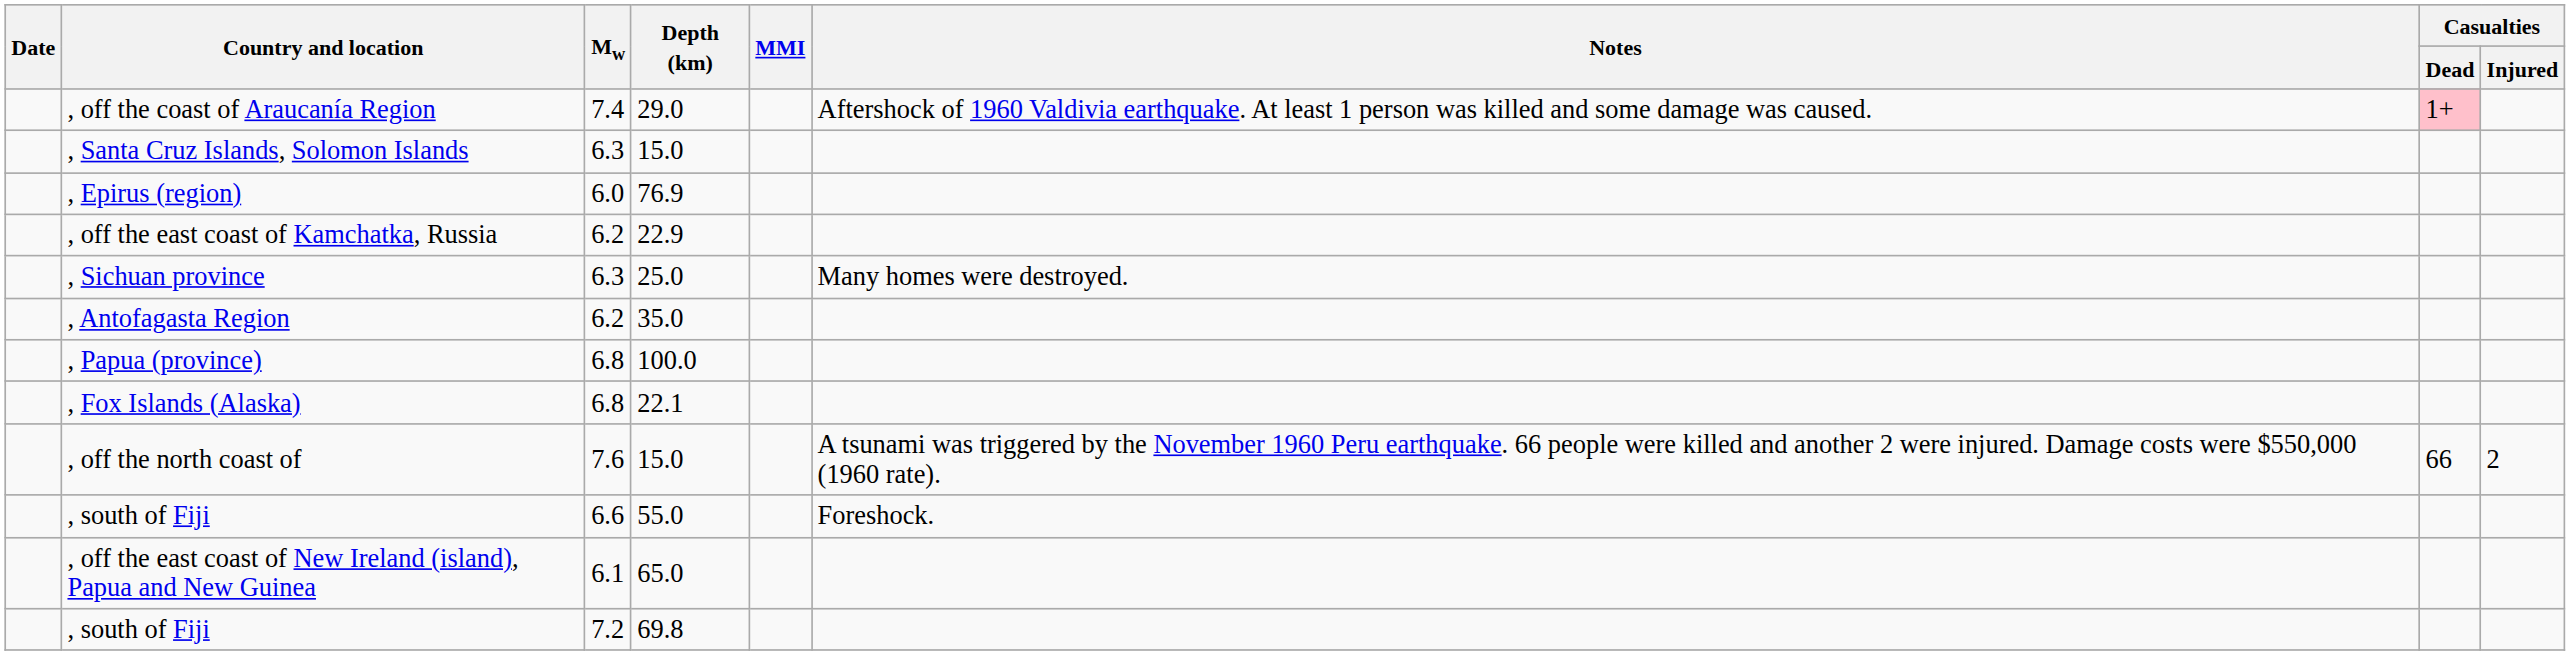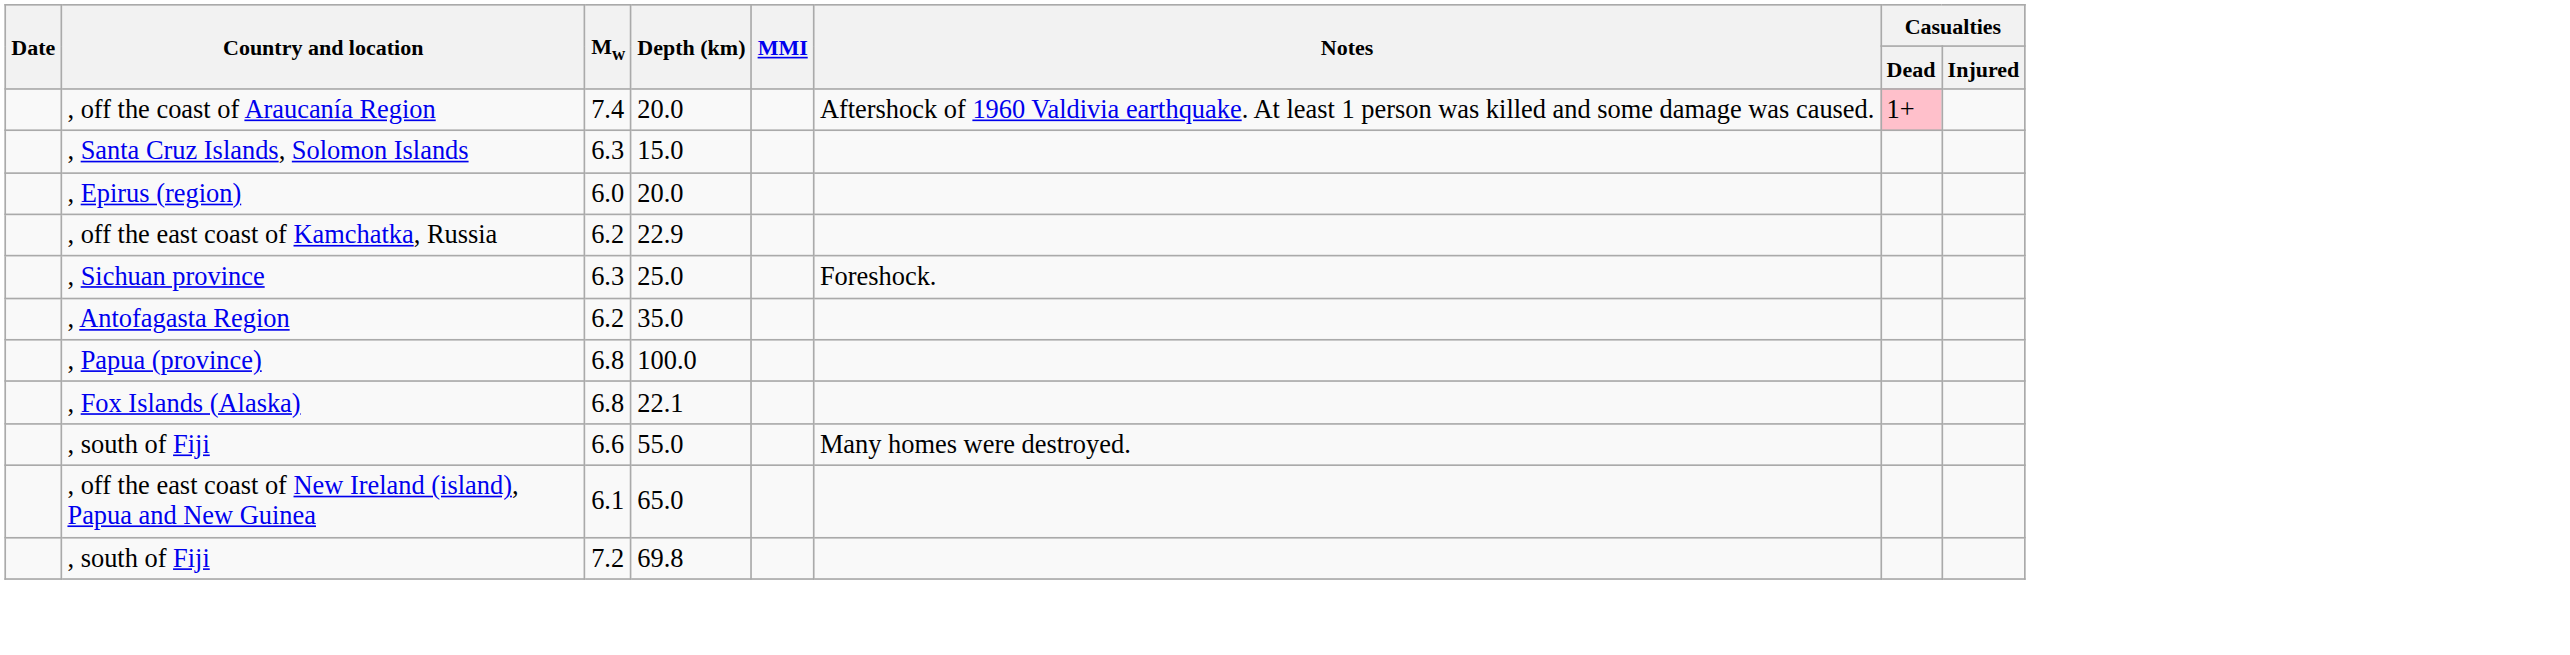(660, 109) 29.0 -> (660, 109) 20.0
(660, 192) 76.9 -> (660, 192) 20.0
(973, 276) Many homes were destroyed. -> (878, 276) Foreshock.
- row: (185, 458)
(876, 515) Foreshock. -> (975, 444) Many homes were destroyed.
